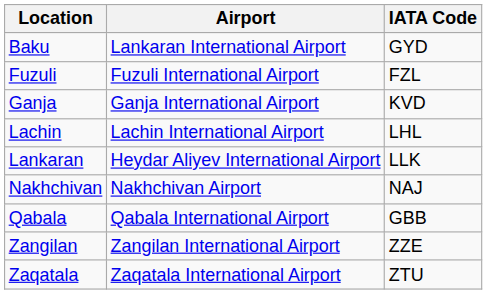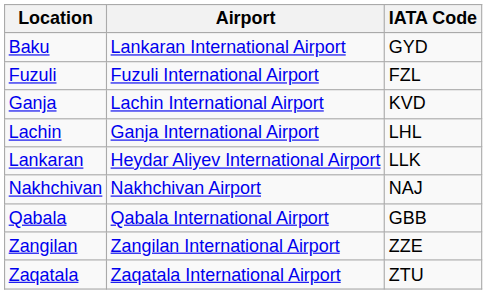(215, 103) Ganja International Airport -> (217, 103) Lachin International Airport
(217, 132) Lachin International Airport -> (215, 132) Ganja International Airport
